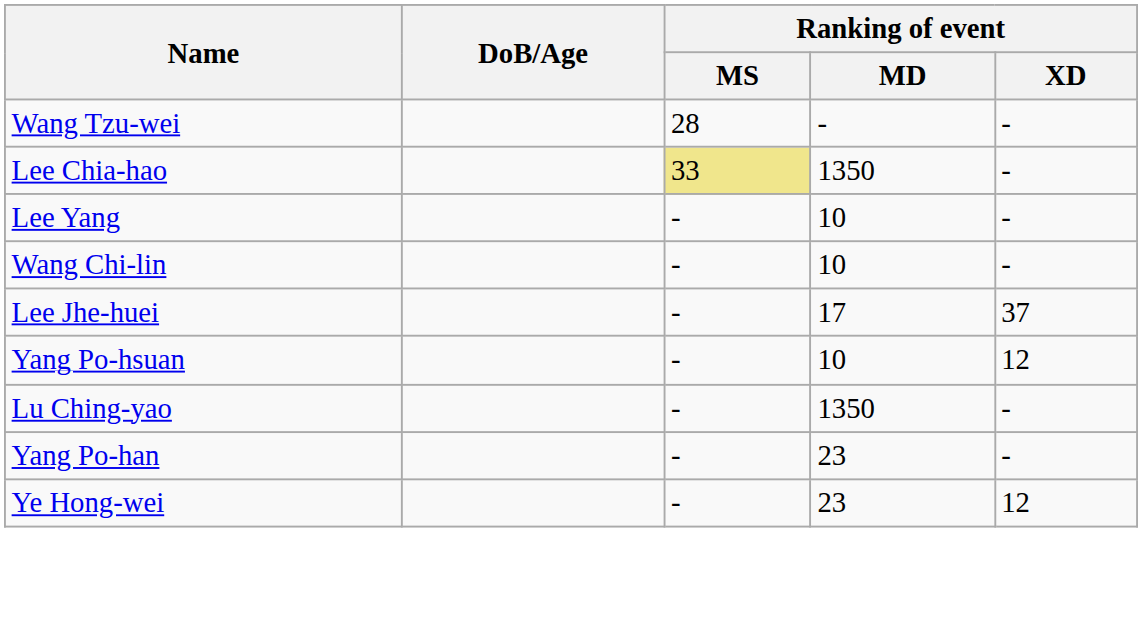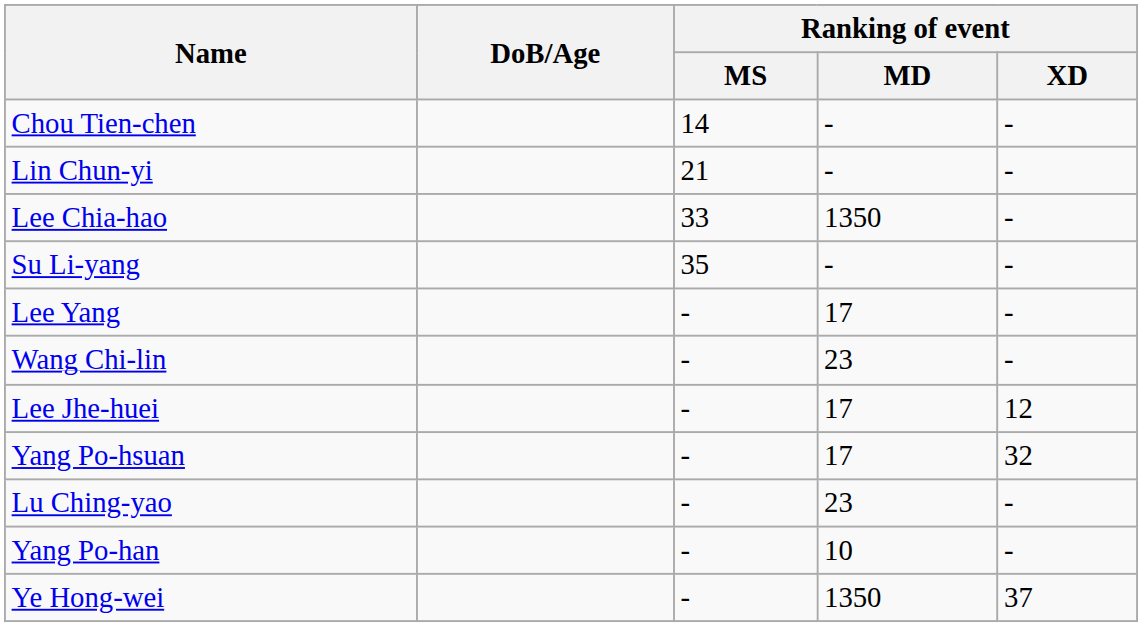+ row: (104, 123)
+ row: (82, 170)
- row: (96, 123)
(685, 170) khaki background -> (695, 217) no background
+ row: (76, 265)
(832, 217) 10 -> (838, 312) 17
(832, 265) 10 -> (838, 359) 23
(1016, 312) 37 -> (1018, 407) 12
(832, 359) 10 -> (838, 454) 17
(1016, 359) 12 -> (1018, 454) 32
(846, 407) 1350 -> (838, 502) 23
(832, 454) 23 -> (838, 549) 10
(832, 502) 23 -> (853, 596) 1350
(1016, 502) 12 -> (1018, 596) 37
